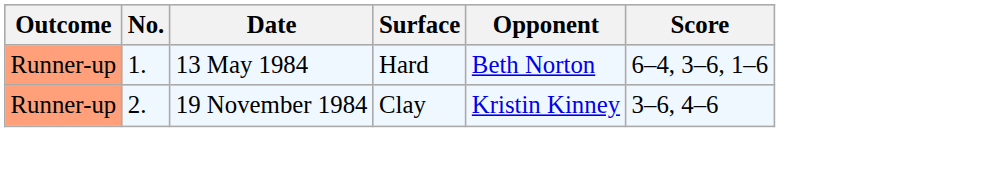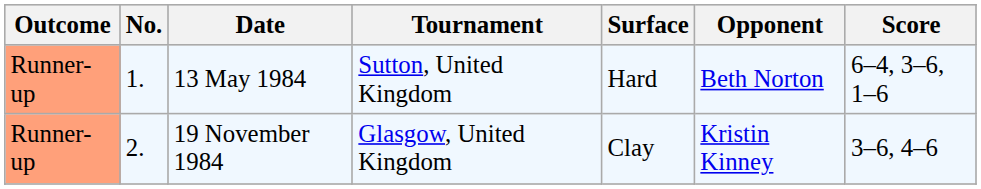+ column: (477, 24)
